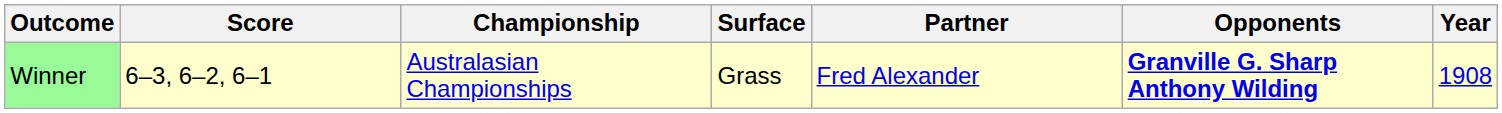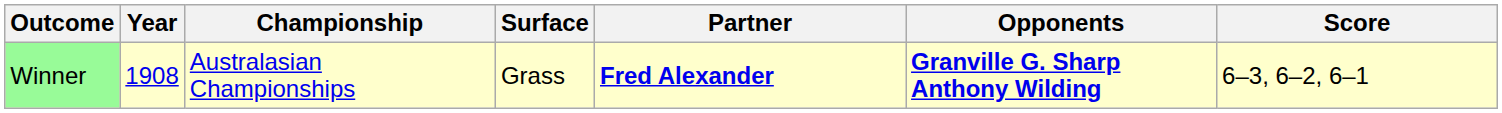columns swapped: (1465, 23) <-> (260, 23)
(898, 75) normal -> (687, 75) bold
